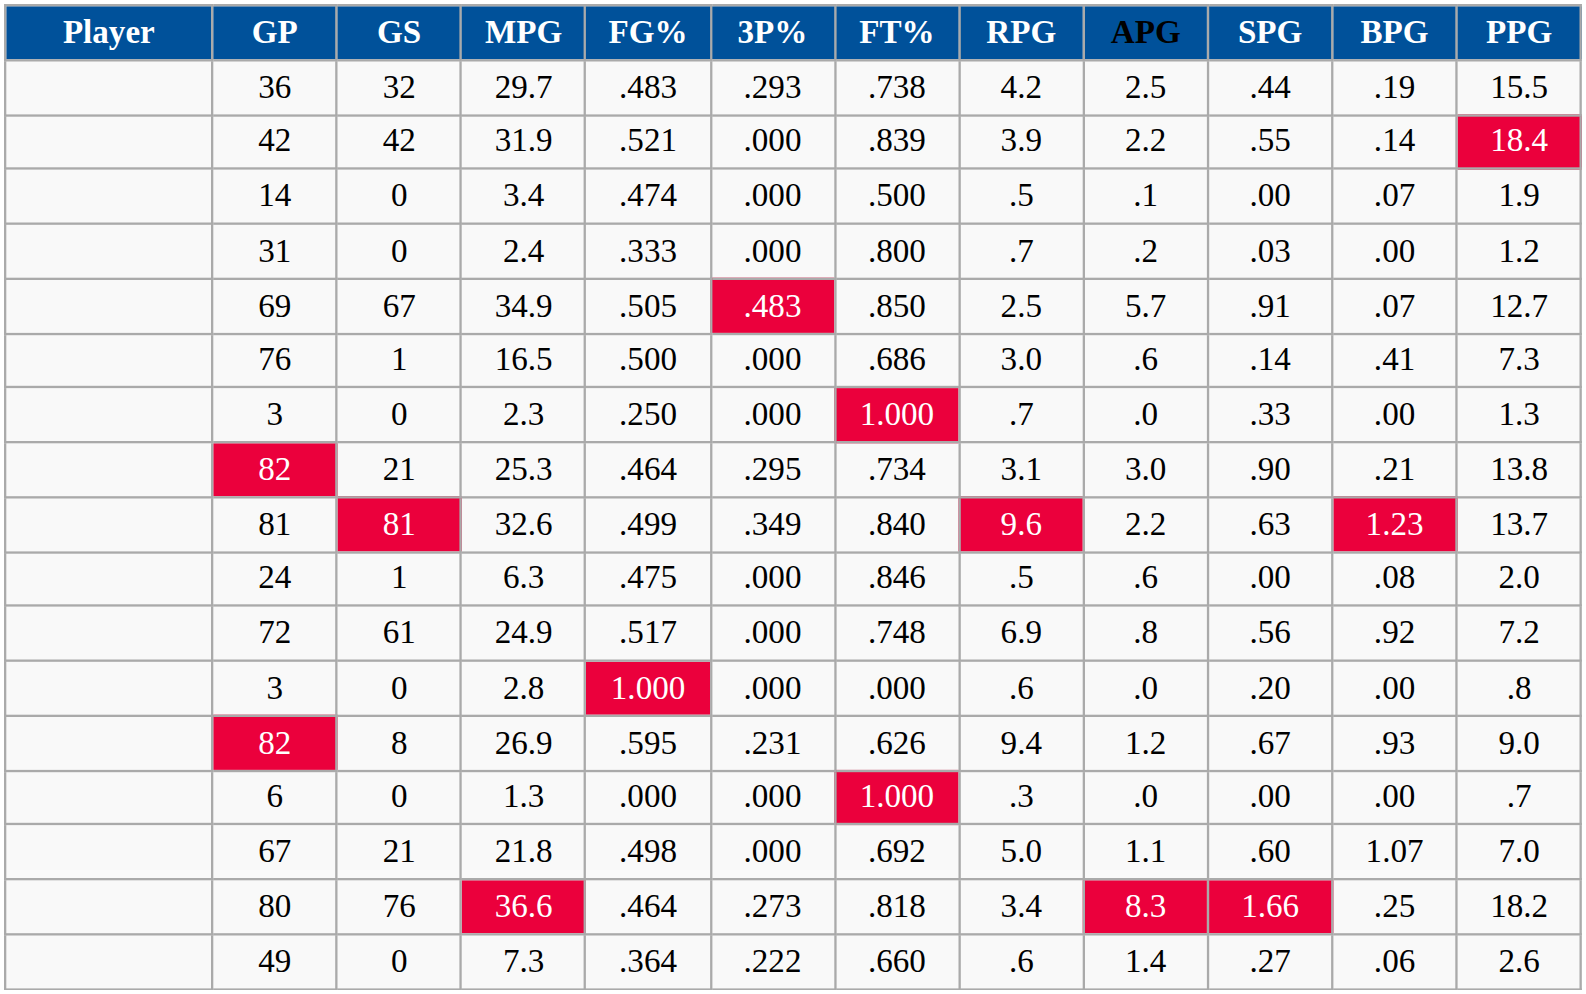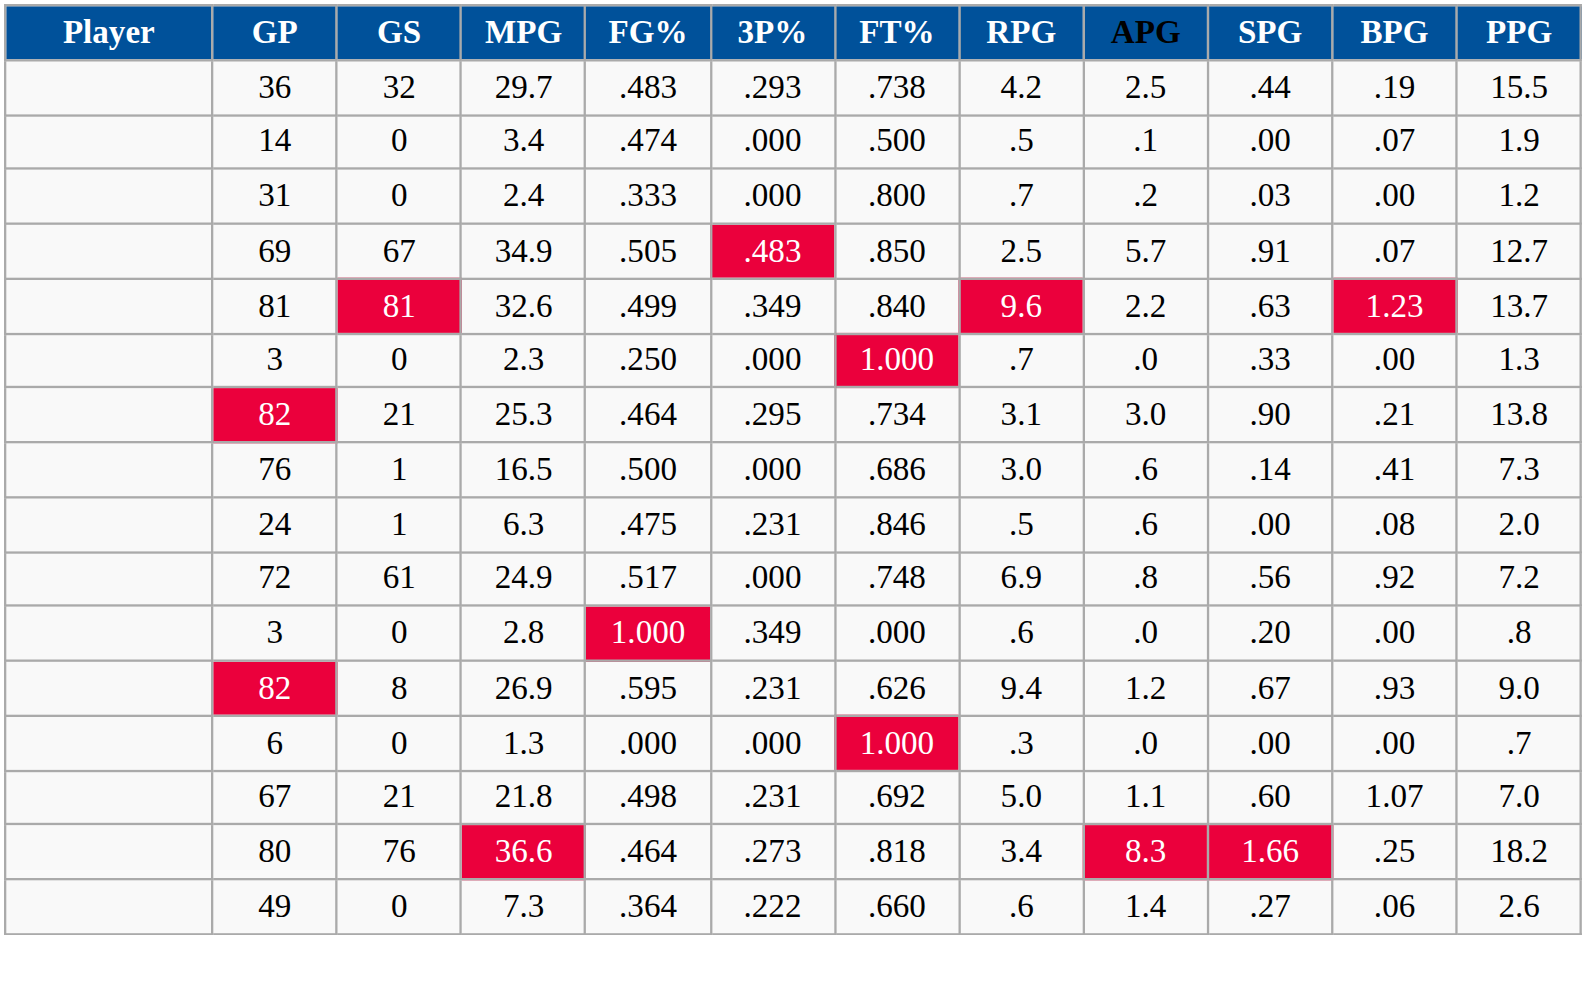- row: (524, 141)
rows swapped: (524, 359) <-> (524, 523)
(772, 578) .000 -> (772, 523) .231
(772, 687) .000 -> (772, 633) .349
(772, 851) .000 -> (772, 796) .231
